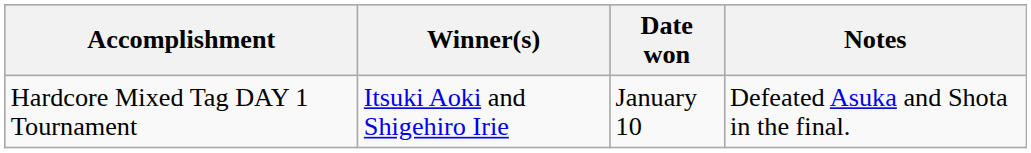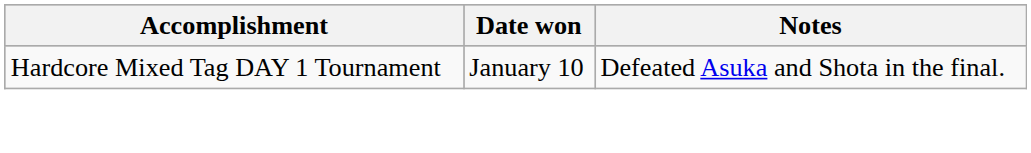- column: (484, 40)
